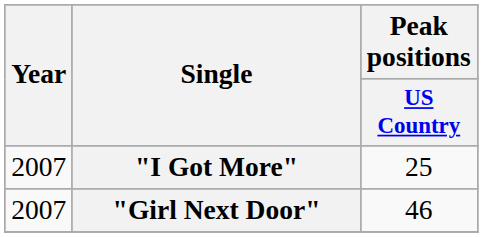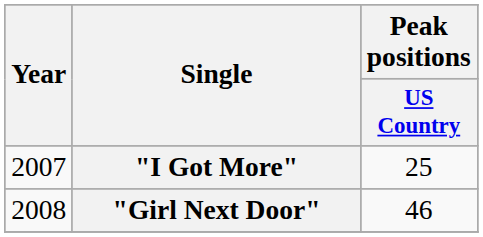(39, 210) 2007 -> (39, 210) 2008
